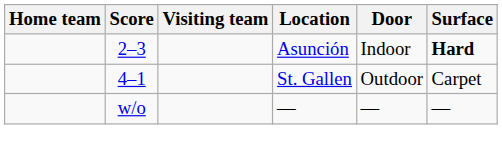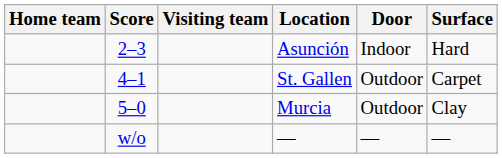(453, 49) bold -> (450, 49) normal
+ row: (304, 108)
